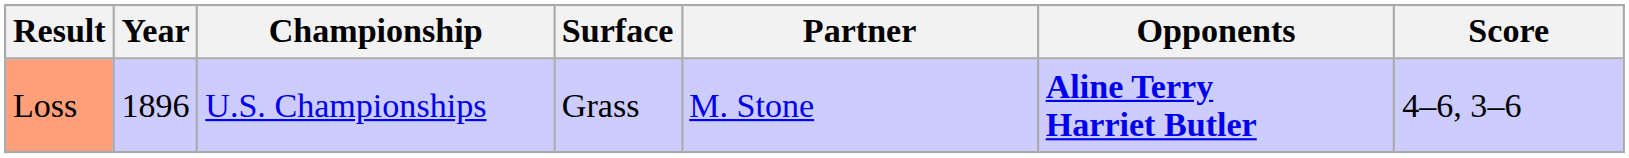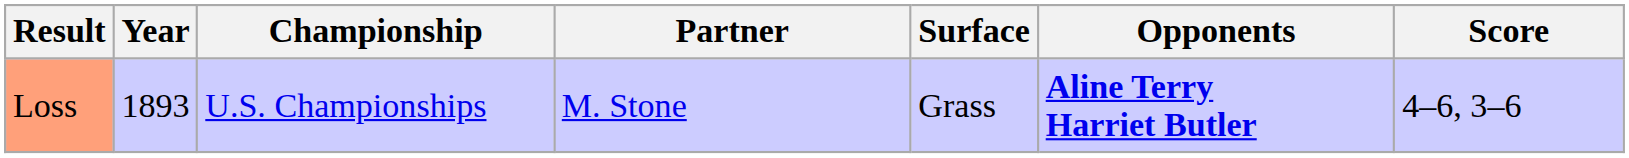columns swapped: (618, 31) <-> (860, 31)
(155, 104) 1896 -> (155, 104) 1893
